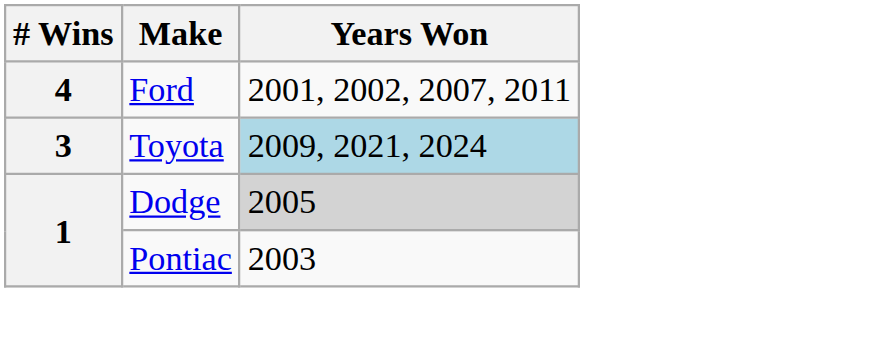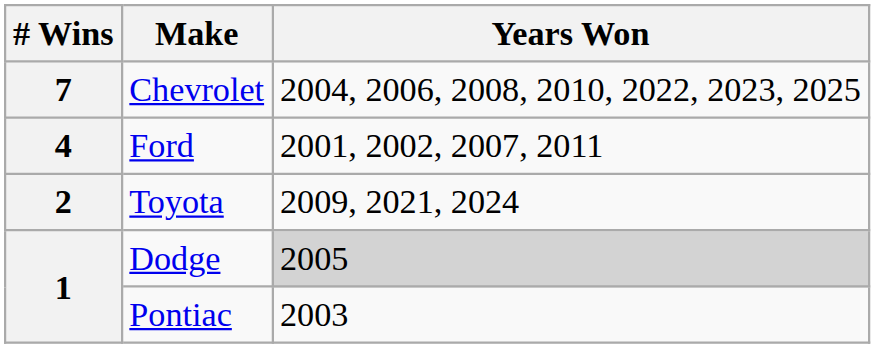+ row: (197, 89)
(63, 145) 3 -> (63, 202) 2
(367, 145) lightblue background -> (400, 202) no background
